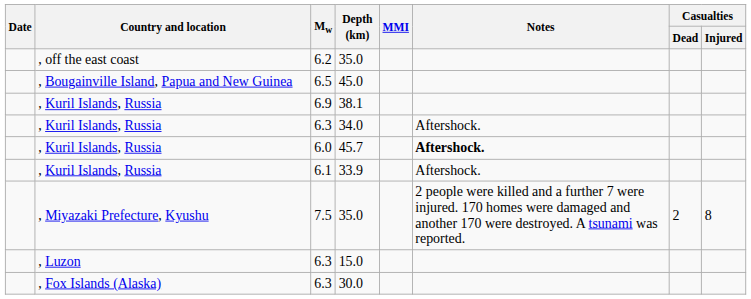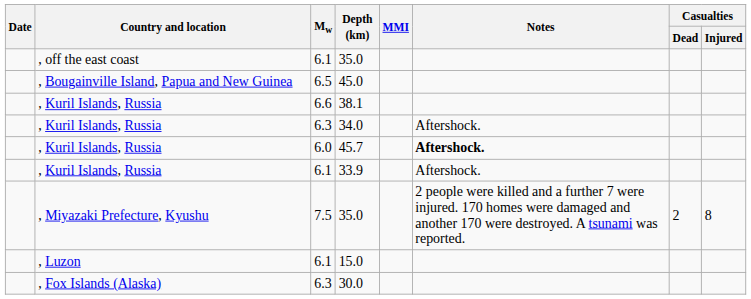(323, 59) 6.2 -> (323, 59) 6.1
(323, 103) 6.9 -> (323, 103) 6.6
(323, 261) 6.3 -> (323, 261) 6.1
